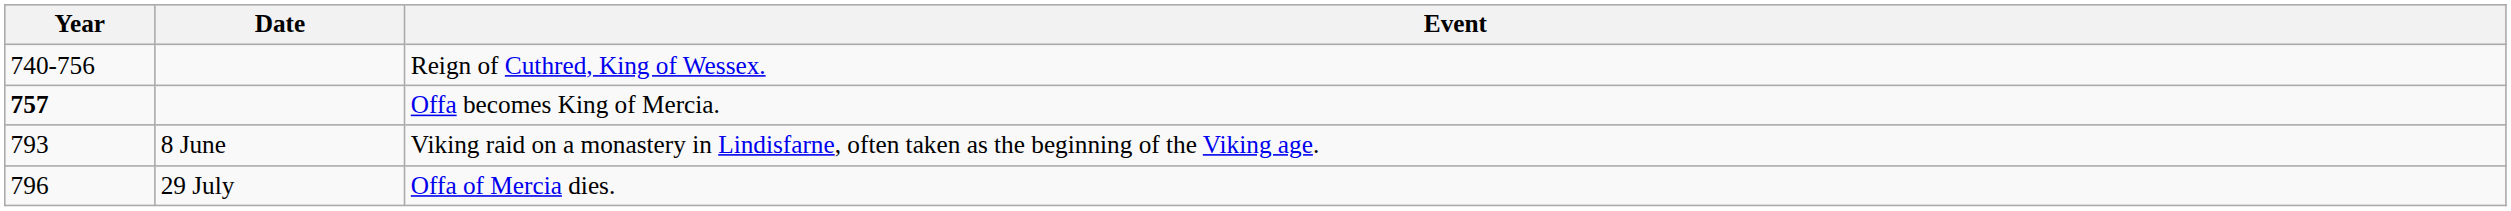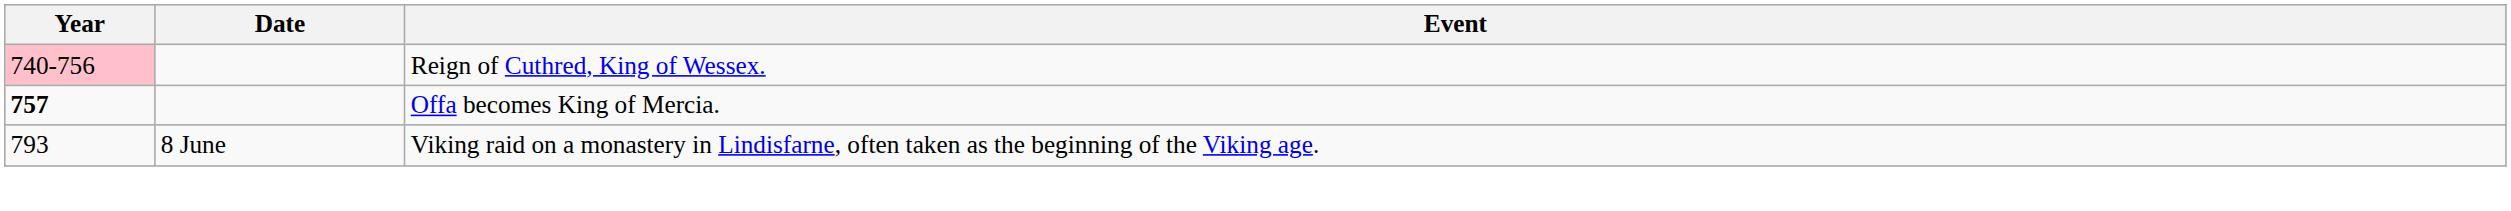(53, 64) no background -> (53, 64) pink background
- row: (513, 184)
